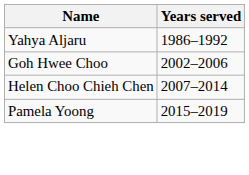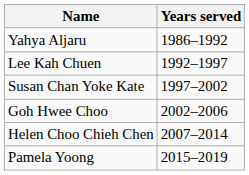+ row: (55, 63)
+ row: (76, 87)
